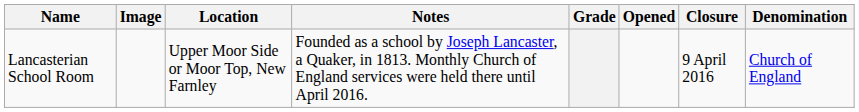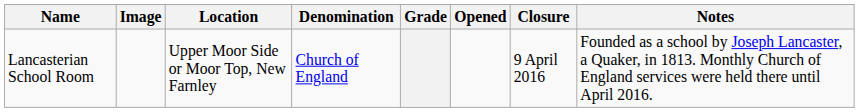columns swapped: (800, 16) <-> (431, 16)
